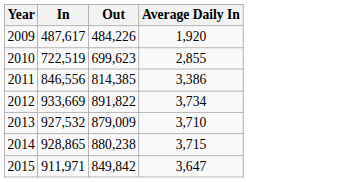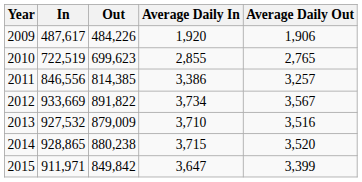+ column: (300, 15)
